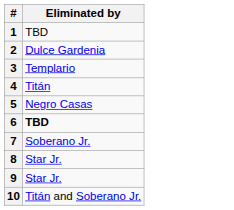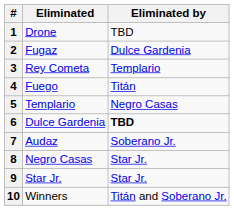+ column: (65, 13)
